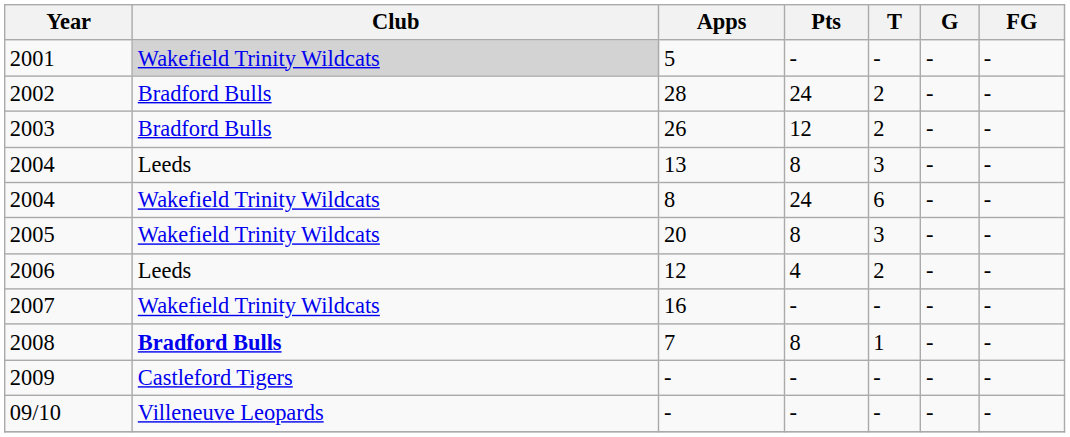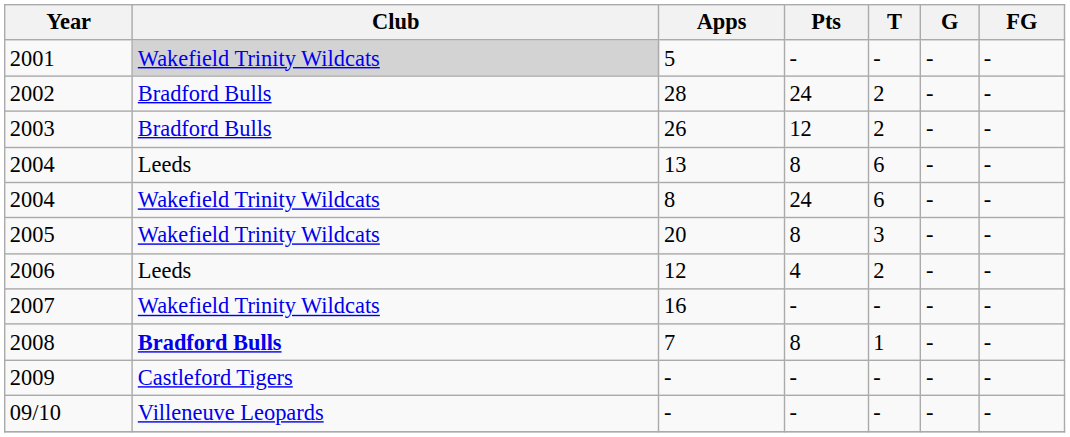(879, 164) 3 -> (879, 164) 6
